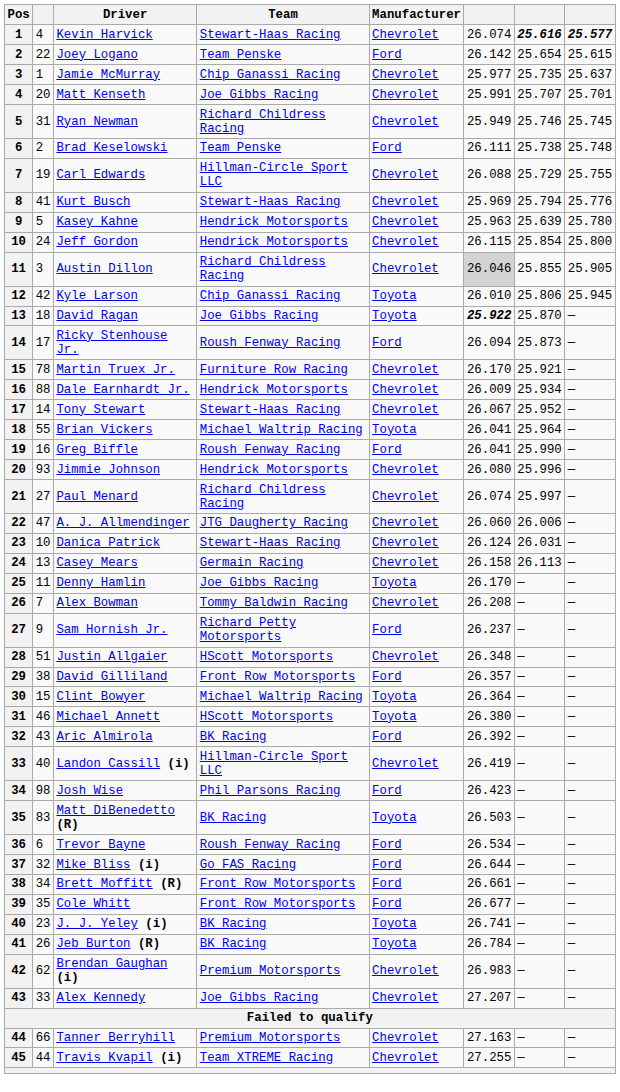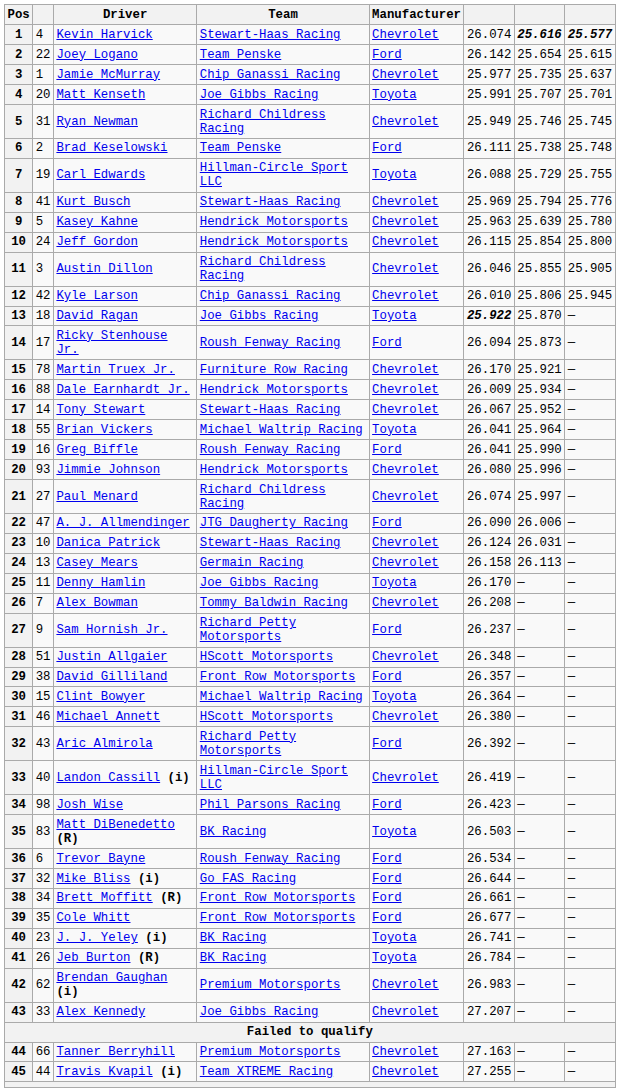(405, 95) Chevrolet -> (394, 95) Toyota
(405, 175) Chevrolet -> (394, 175) Toyota
(489, 269) lightgrey background -> (489, 269) no background
(394, 296) Toyota -> (405, 296) Chevrolet
(405, 523) Chevrolet -> (387, 523) Ford
(489, 523) 26.060 -> (489, 523) 26.090
(394, 717) Toyota -> (405, 717) Chevrolet
(233, 737) BK Racing -> (248, 744) Richard Petty Motorsports
